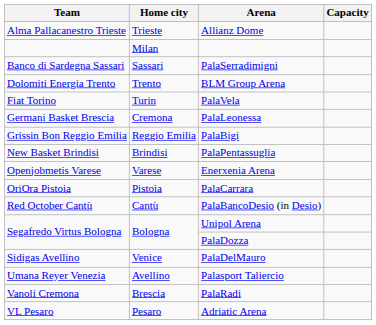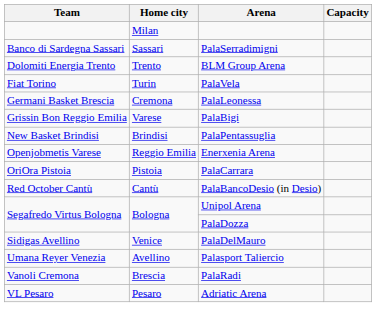- row: (232, 30)
(164, 135) Reggio Emilia -> (147, 118) Varese
(147, 170) Varese -> (164, 153) Reggio Emilia
